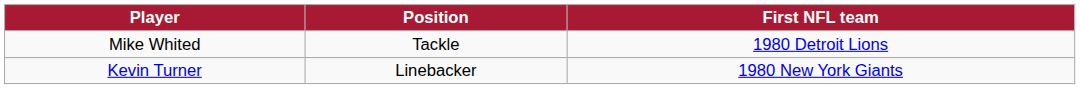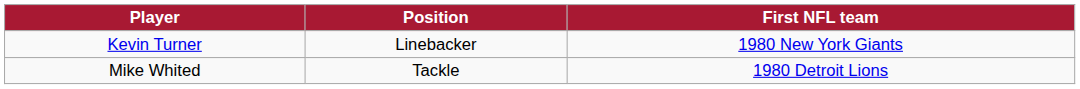rows swapped: (155, 70) <-> (155, 44)
